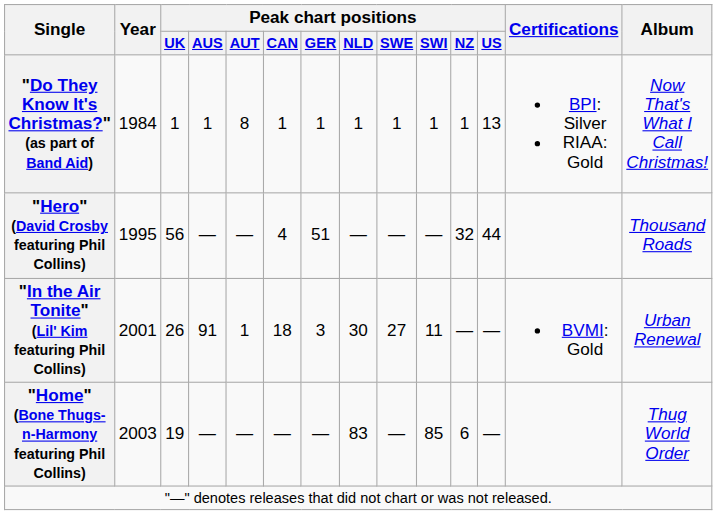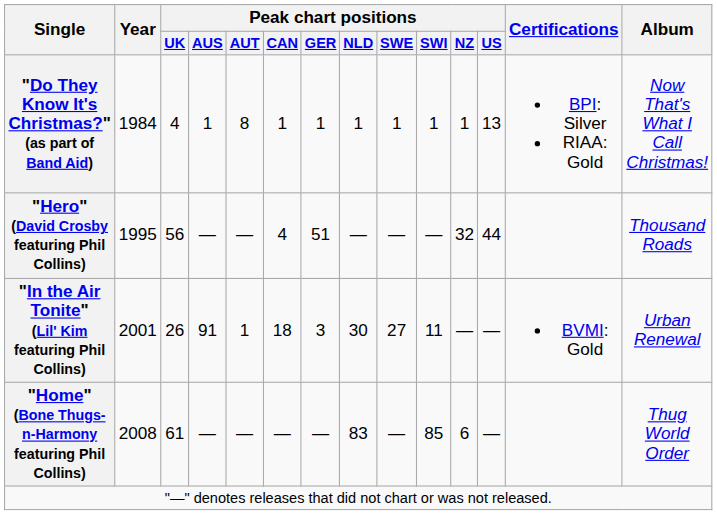(175, 123) 1 -> (175, 123) 4
(138, 434) 2003 -> (138, 434) 2008
(175, 434) 19 -> (175, 434) 61
